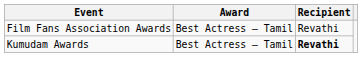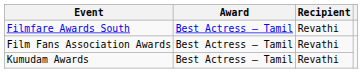+ row: (68, 28)
(318, 44) bold -> (318, 60) normal
